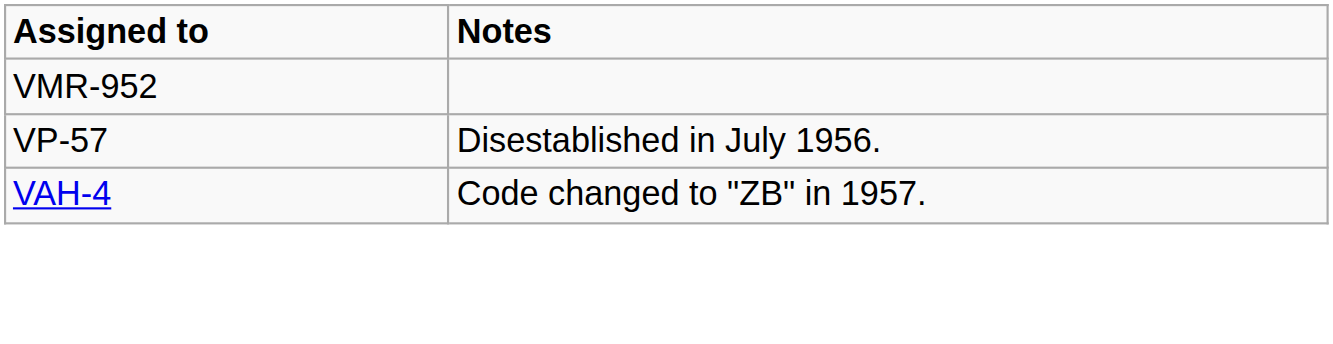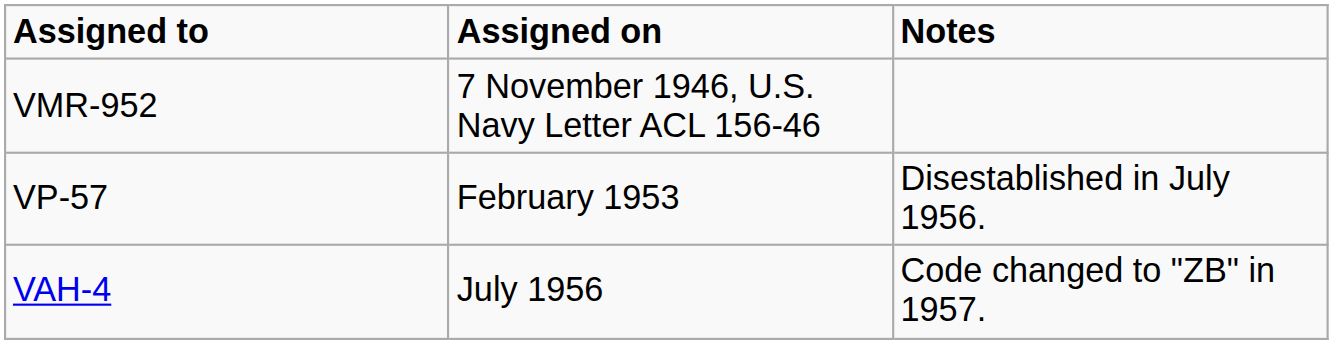+ column: (559, 31)
